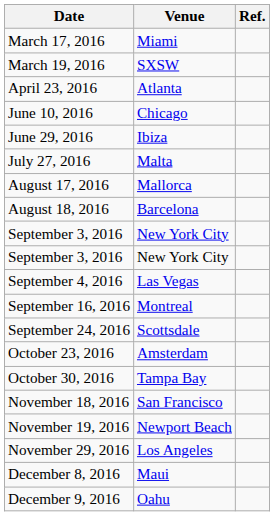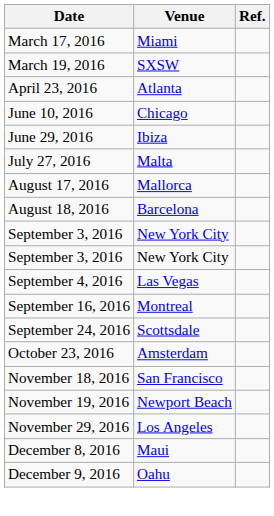- row: (61, 378)
